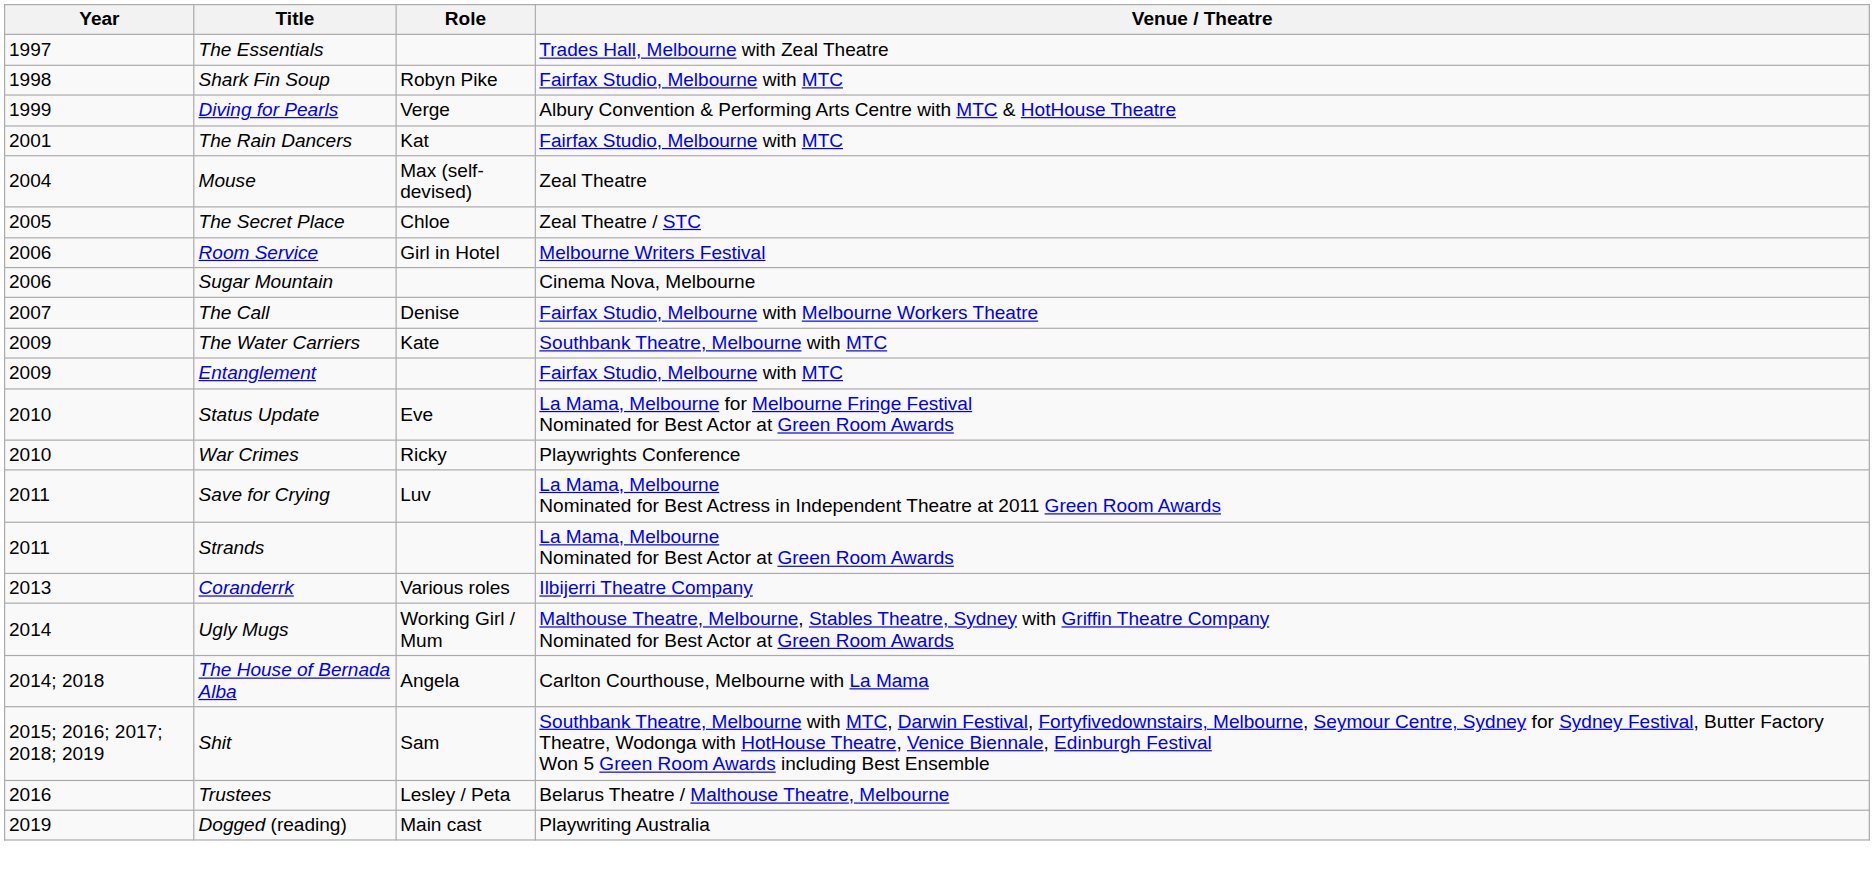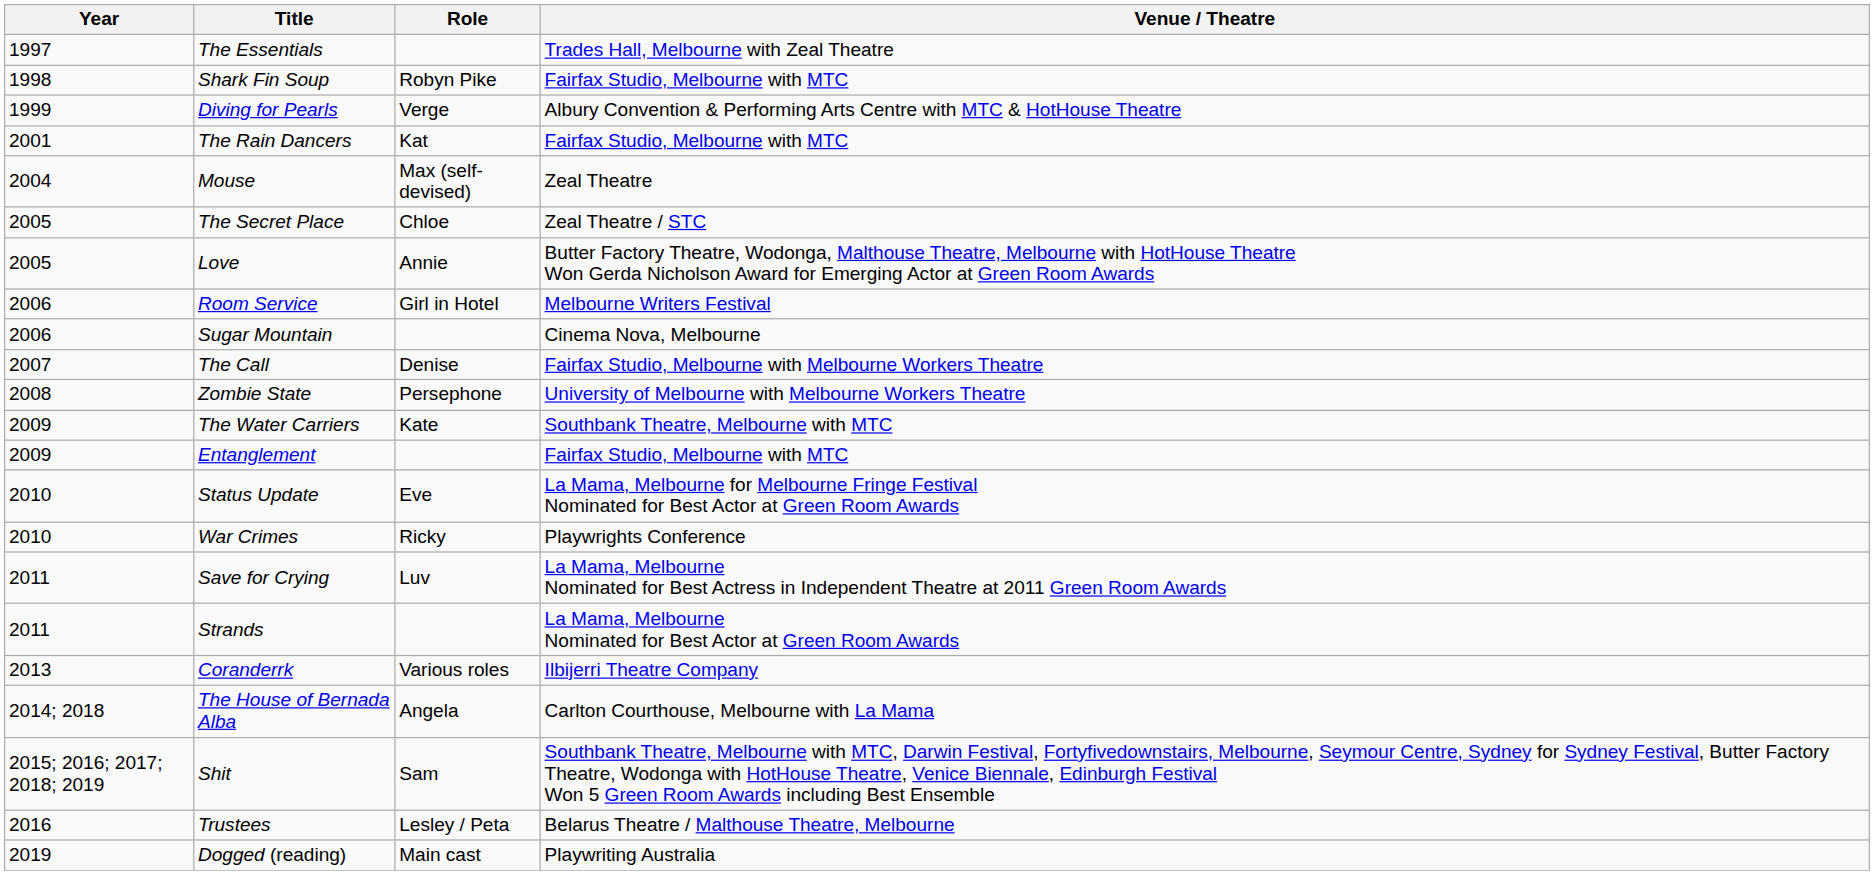+ row: (219, 263)
+ row: (255, 394)
- row: (244, 629)
